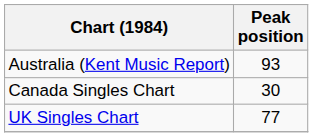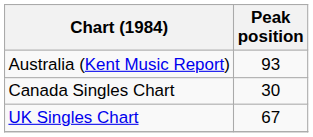(271, 117) 77 -> (271, 117) 67
